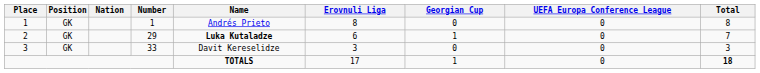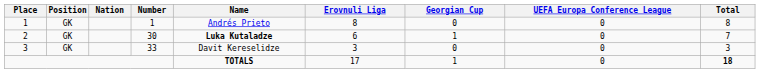(152, 37) 29 -> (152, 37) 30
